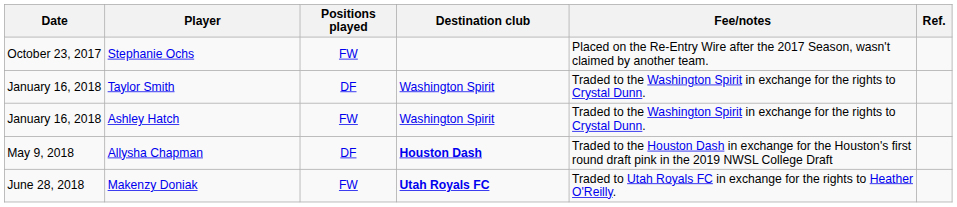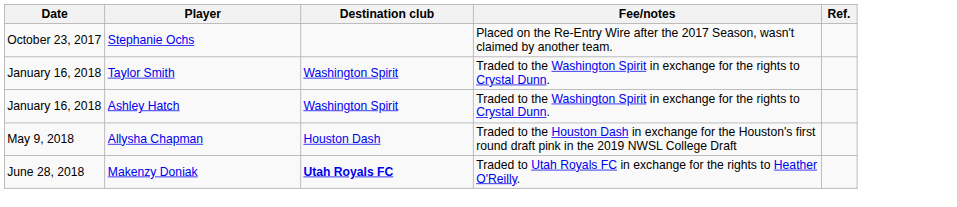- column: (348, 20)
(441, 152) bold -> (342, 139) normal
